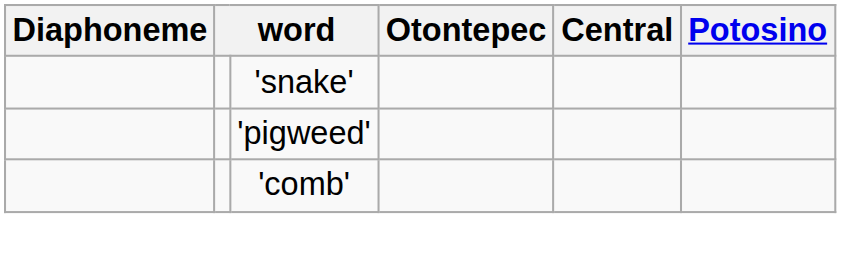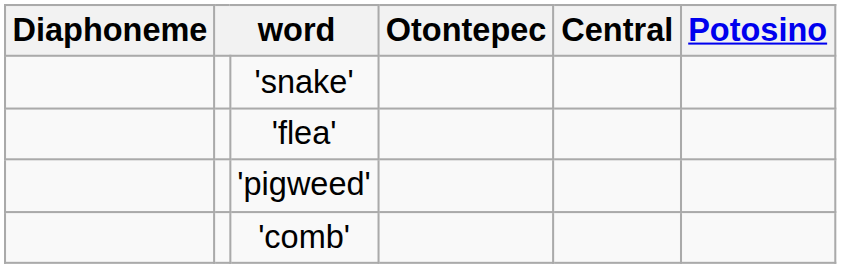+ row: (304, 133)
